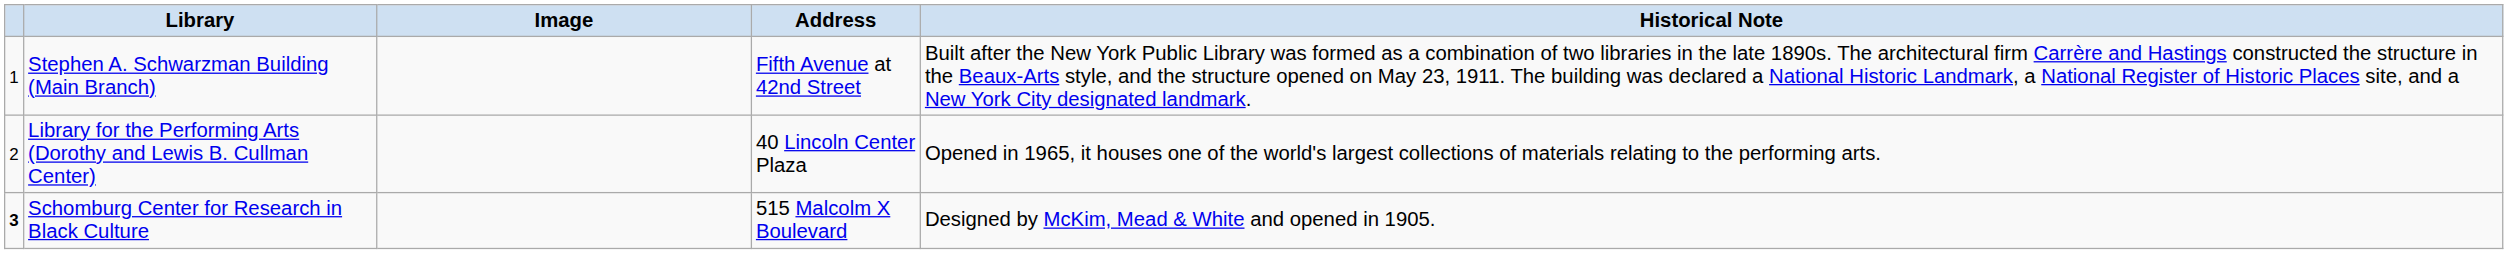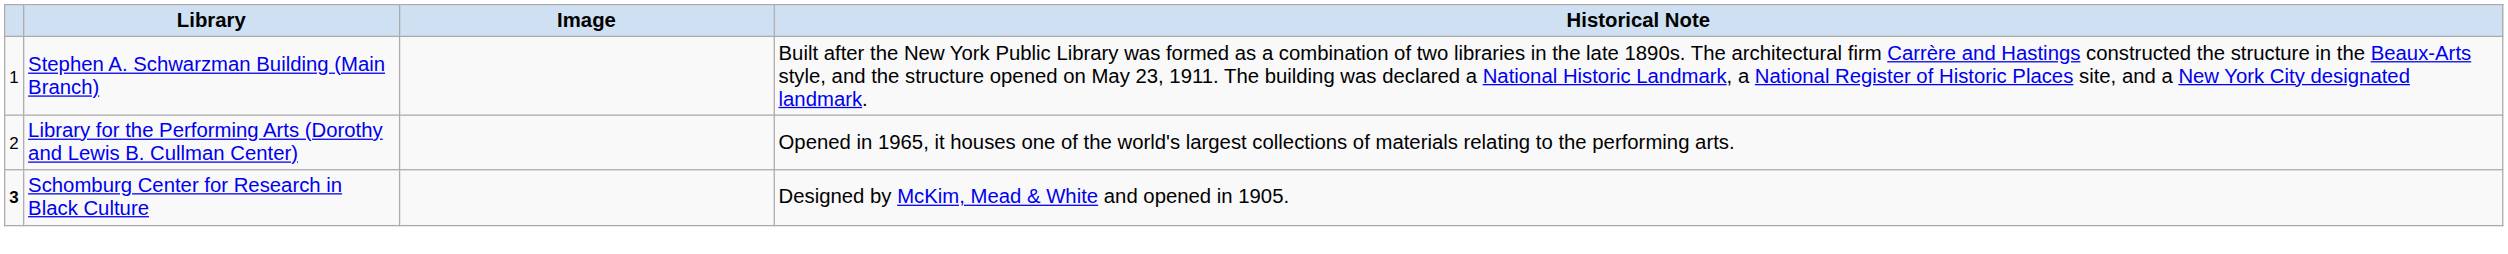- column: (836, 20)
